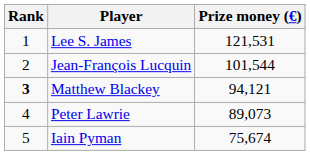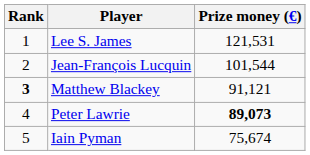(250, 89) 94,121 -> (250, 89) 91,121
(250, 114) normal -> (250, 114) bold
